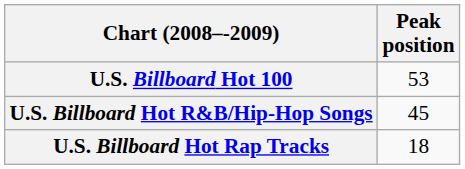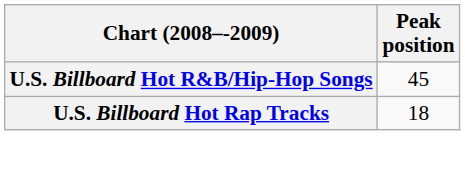- row: (191, 79)
